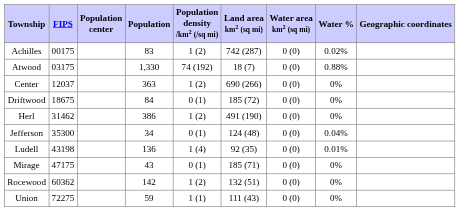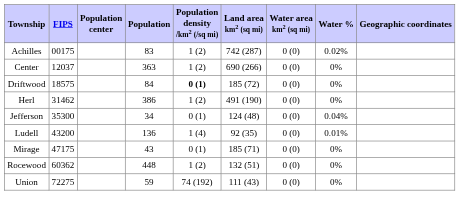- row: (27, 67)
(63, 100) 18675 -> (63, 83) 18575
(197, 100) normal -> (197, 83) bold
(63, 149) 43198 -> (63, 133) 43200
(149, 182) 142 -> (149, 165) 448
(197, 198) 1 (1) -> (197, 182) 74 (192)
